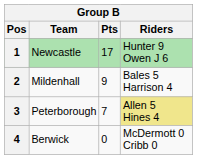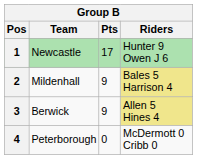(148, 82) no background -> (148, 82) khaki background
(64, 111) Peterborough -> (50, 111) Berwick
(104, 111) 7 -> (104, 111) 9
(50, 140) Berwick -> (64, 140) Peterborough
